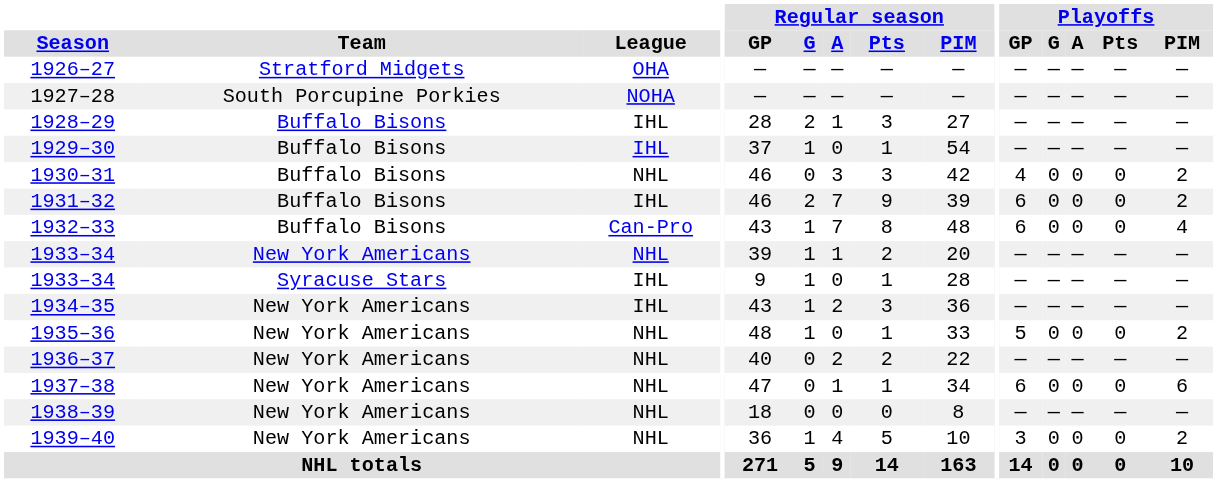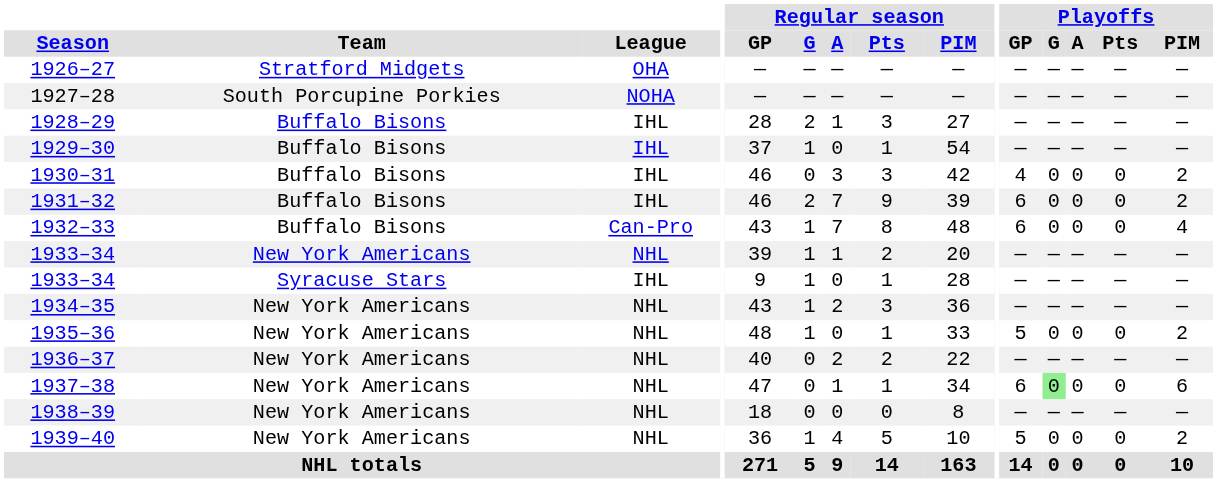(651, 175) NHL -> (651, 175) IHL
(651, 307) IHL -> (651, 307) NHL
(1054, 386) no background -> (1054, 386) lightgreen background
(1020, 439) 3 -> (1020, 439) 5
